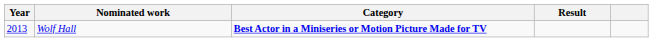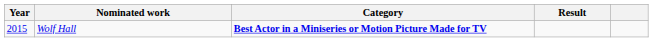(17, 28) 2013 -> (17, 28) 2015
